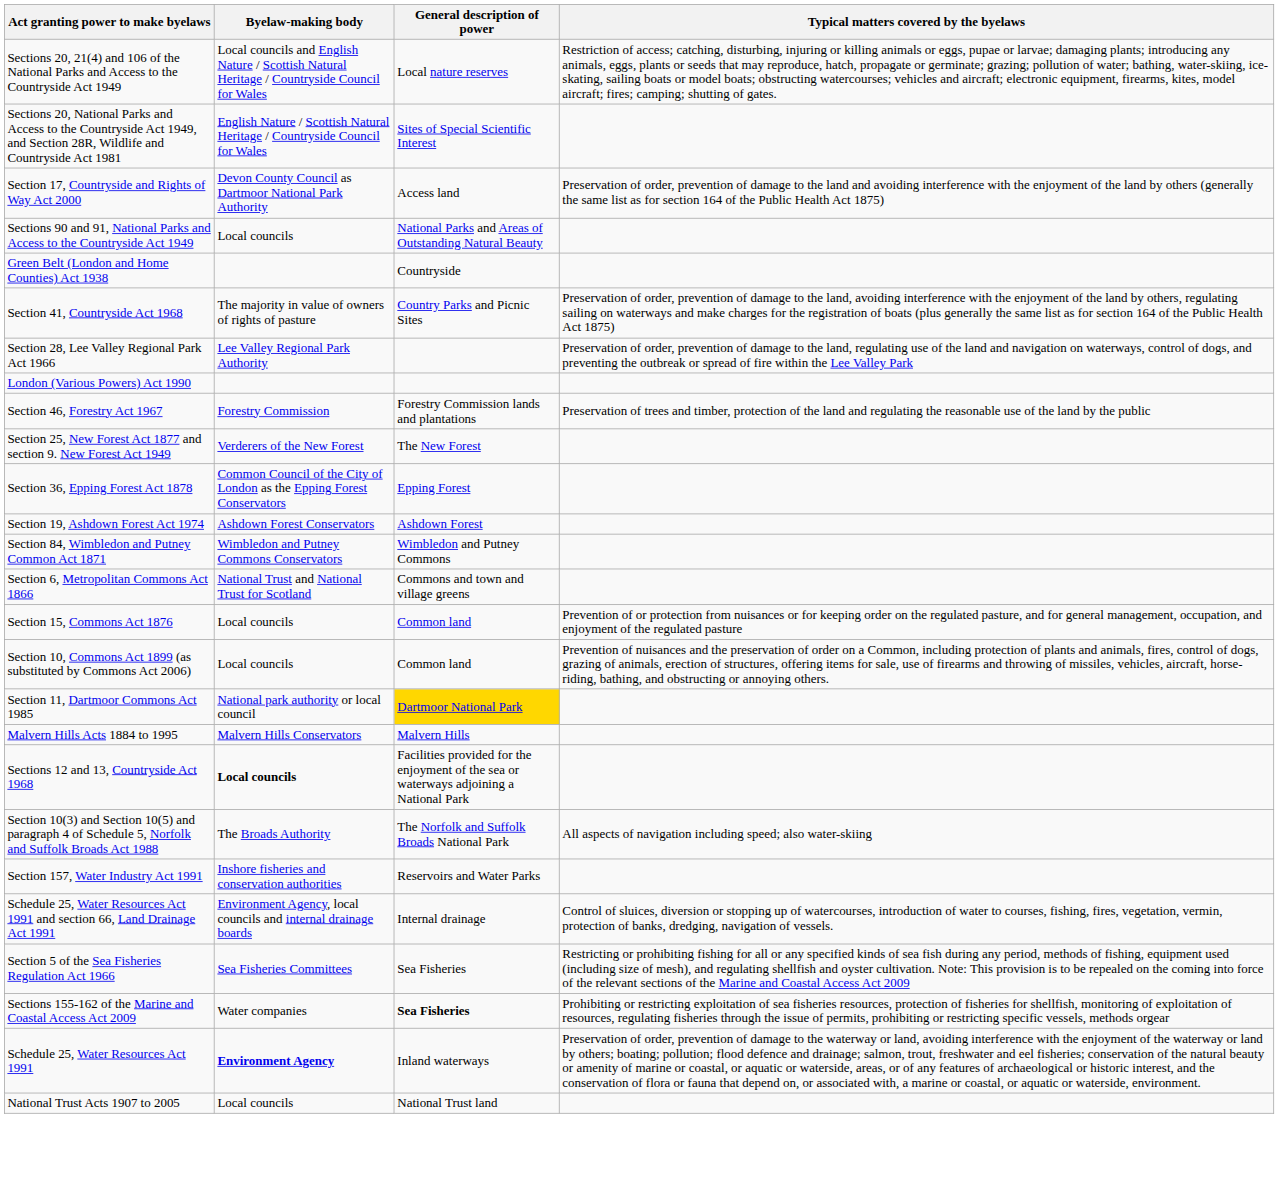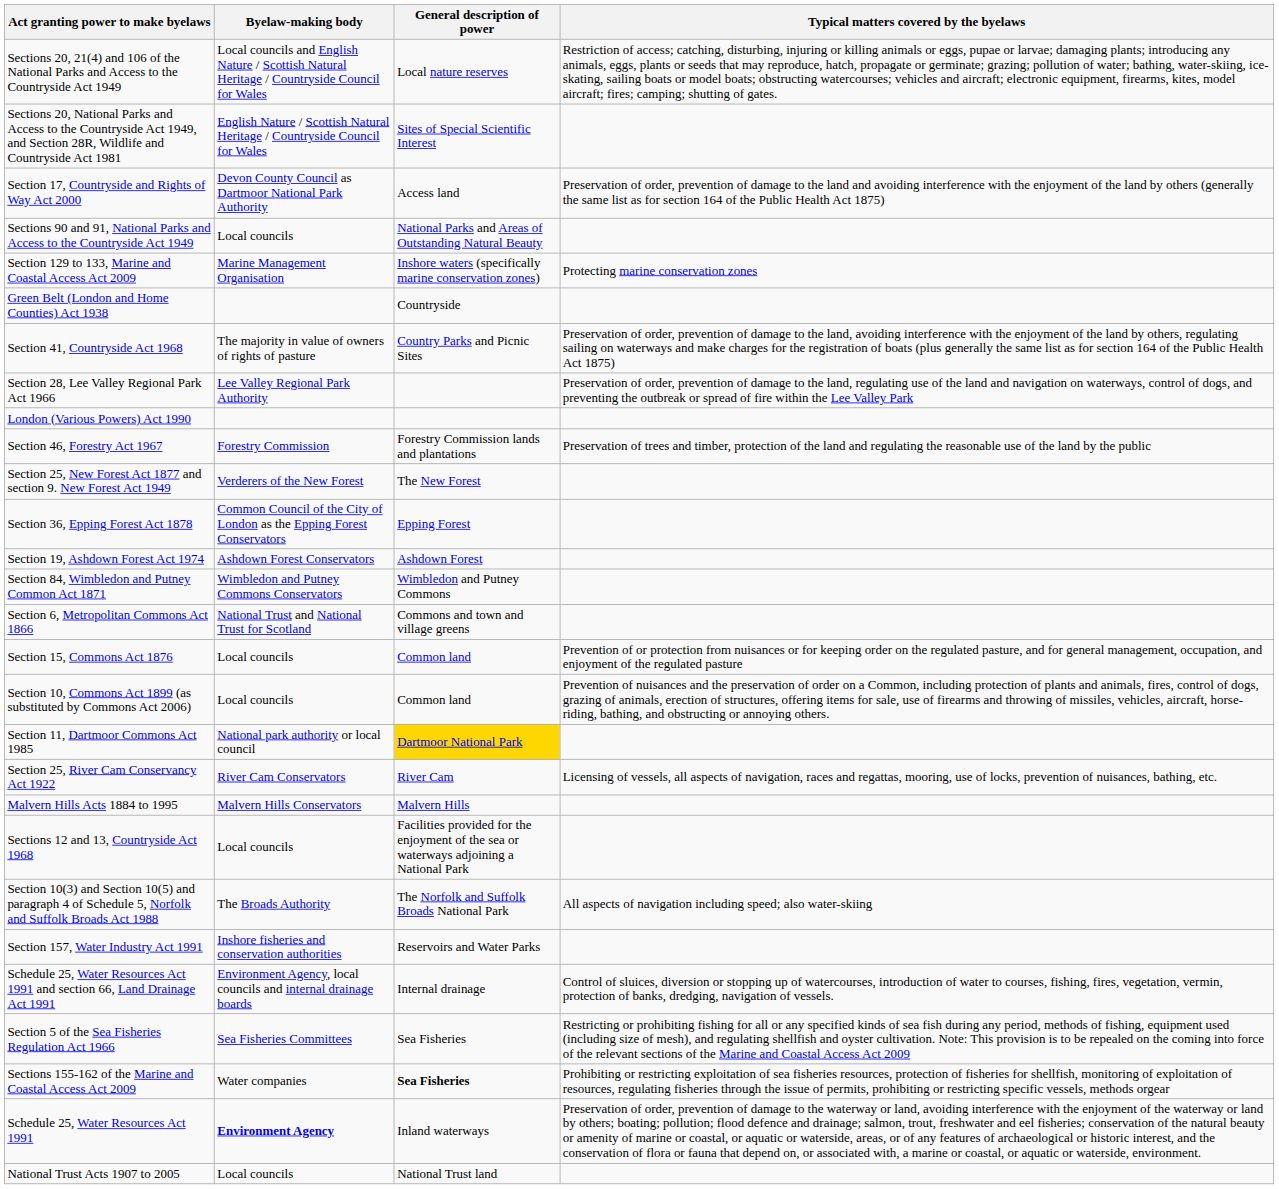+ row: (89, 270)
+ row: (102, 777)
(257, 777) bold -> (255, 847) normal
